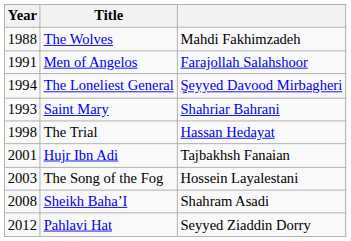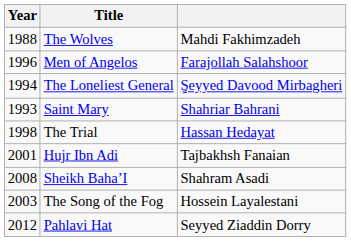(22, 62) 1991 -> (22, 62) 1996
rows swapped: (103, 178) <-> (85, 201)
